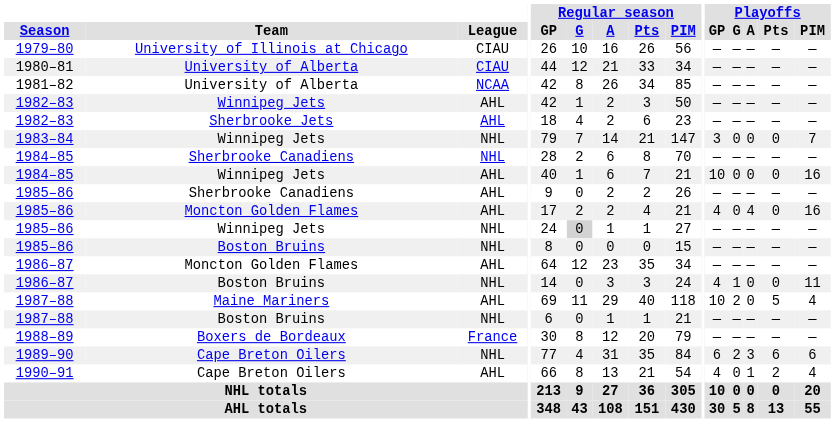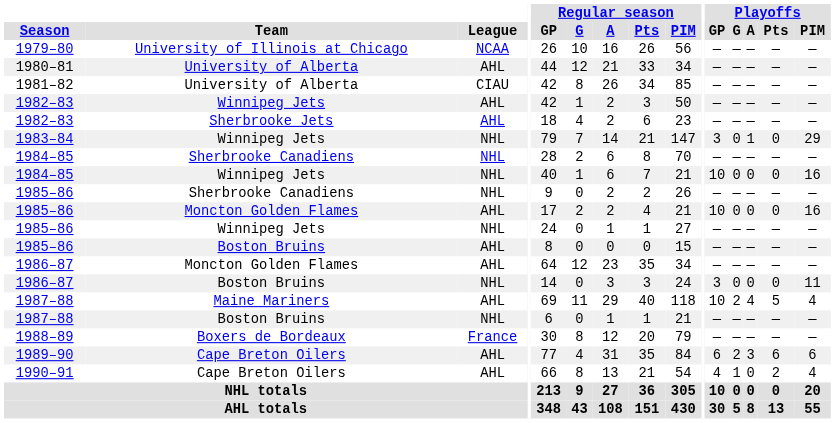(493, 49) CIAU -> (493, 49) NCAA
(493, 67) CIAU -> (493, 67) AHL
(493, 85) NCAA -> (493, 85) CIAU
(751, 139) 0 -> (751, 139) 1
(813, 139) 7 -> (813, 139) 29
(493, 175) AHL -> (493, 175) NHL
(493, 193) AHL -> (493, 193) NHL
(717, 211) 4 -> (717, 211) 10
(751, 211) 4 -> (751, 211) 0
(580, 229) lightgrey background -> (580, 229) no background
(493, 247) NHL -> (493, 247) AHL
(717, 283) 4 -> (717, 283) 3
(737, 283) 1 -> (737, 283) 0
(751, 301) 0 -> (751, 301) 4
(493, 355) NHL -> (493, 355) AHL
(737, 373) 0 -> (737, 373) 1
(751, 373) 1 -> (751, 373) 0
